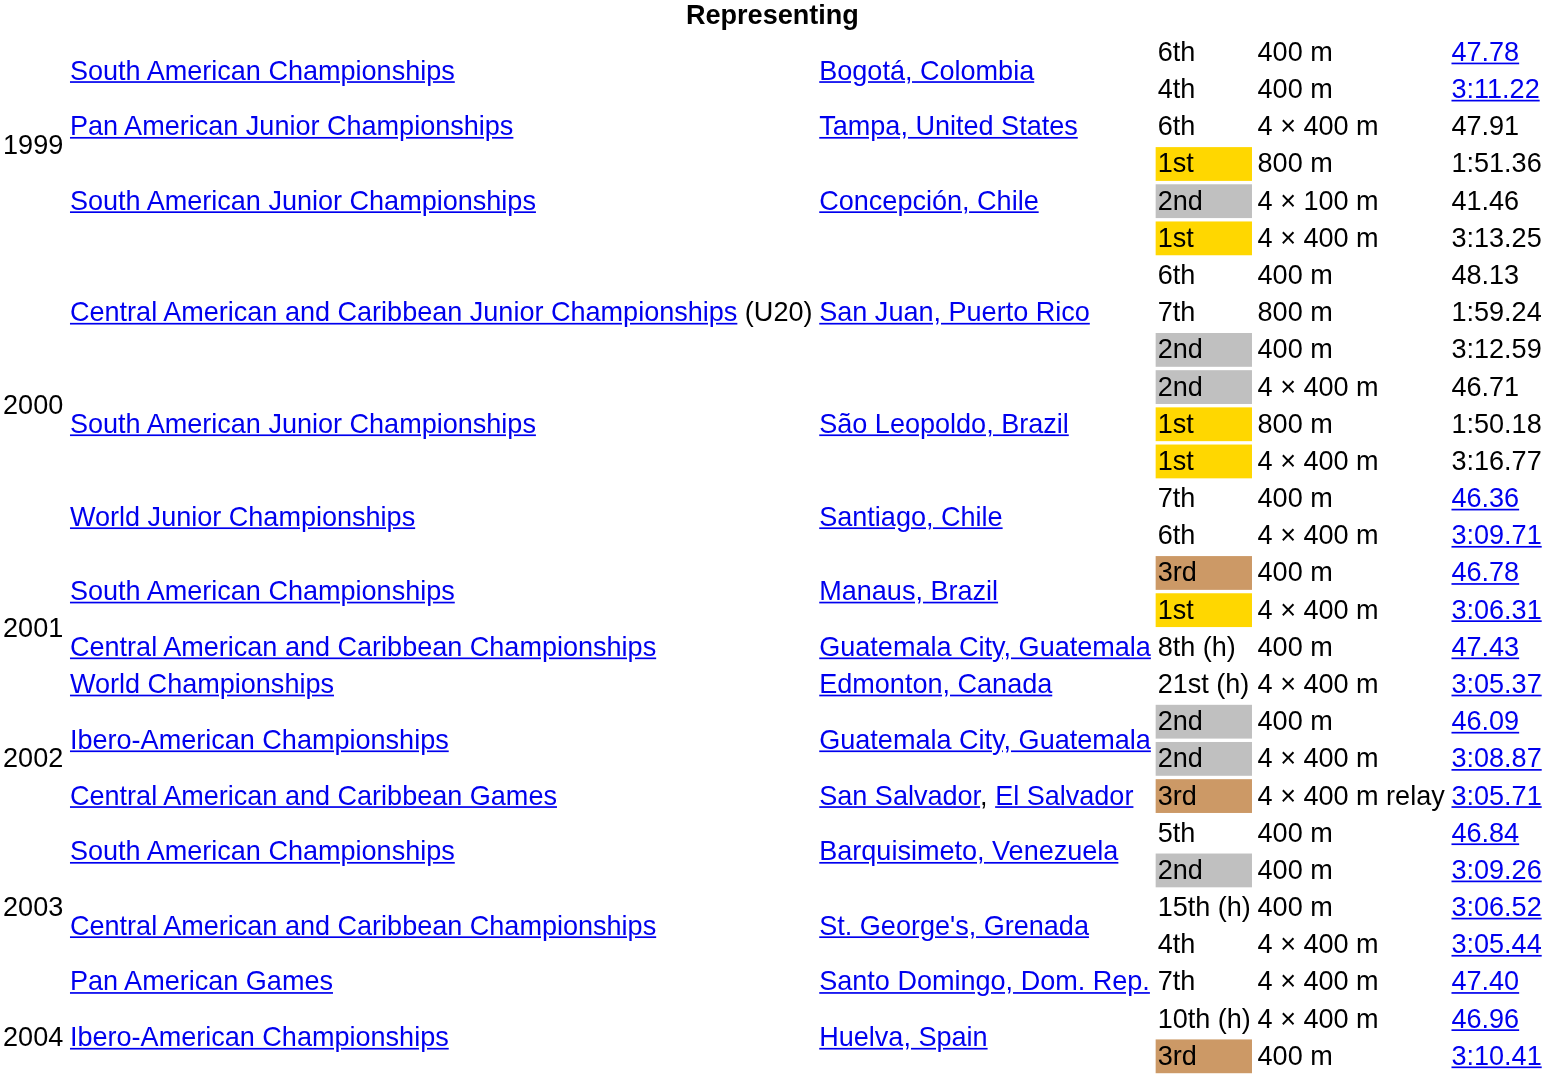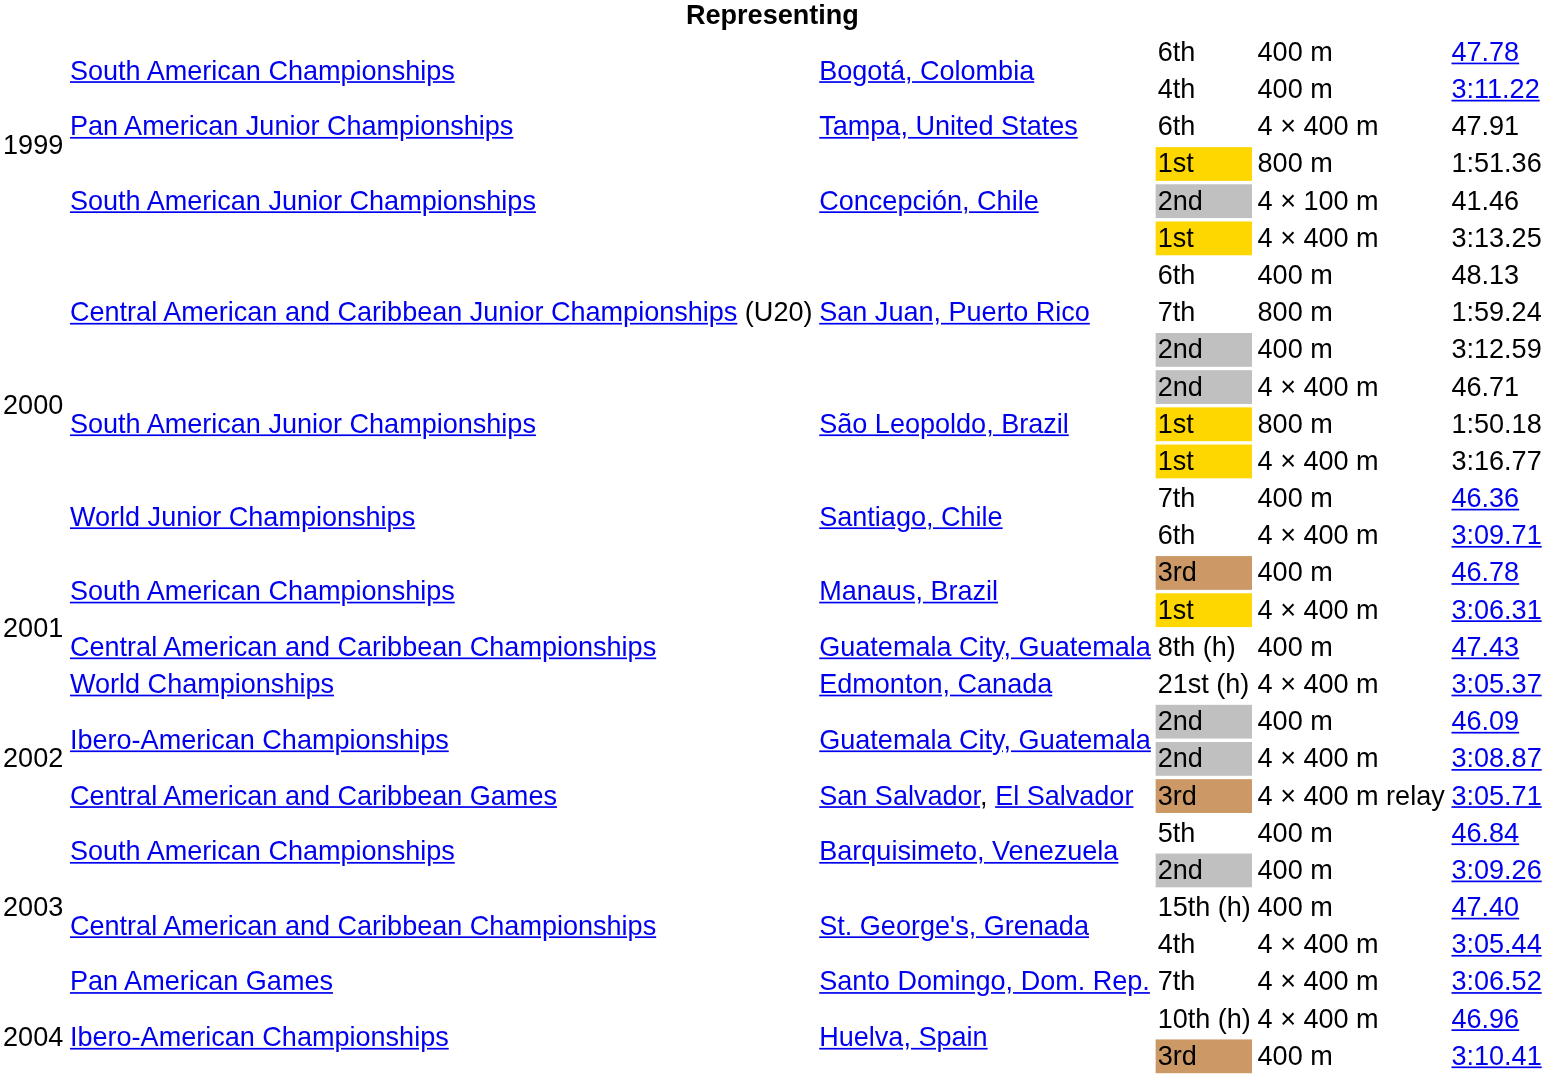(1497, 907) 3:06.52 -> (1485, 907) 47.40
(1485, 981) 47.40 -> (1497, 981) 3:06.52
